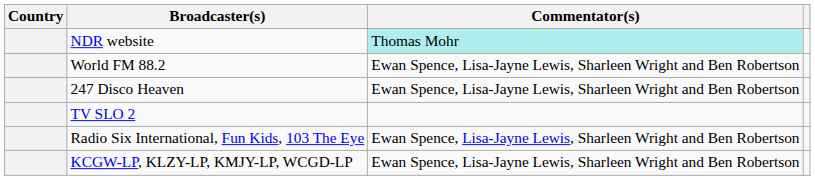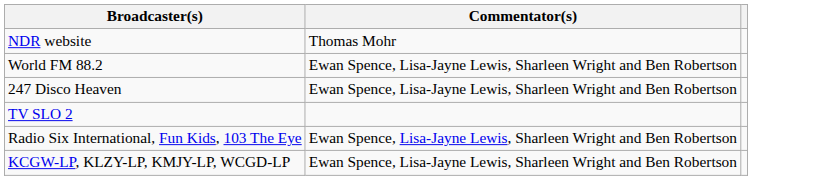- column: (36, 16)
(415, 41) paleturquoise background -> (353, 41) no background
